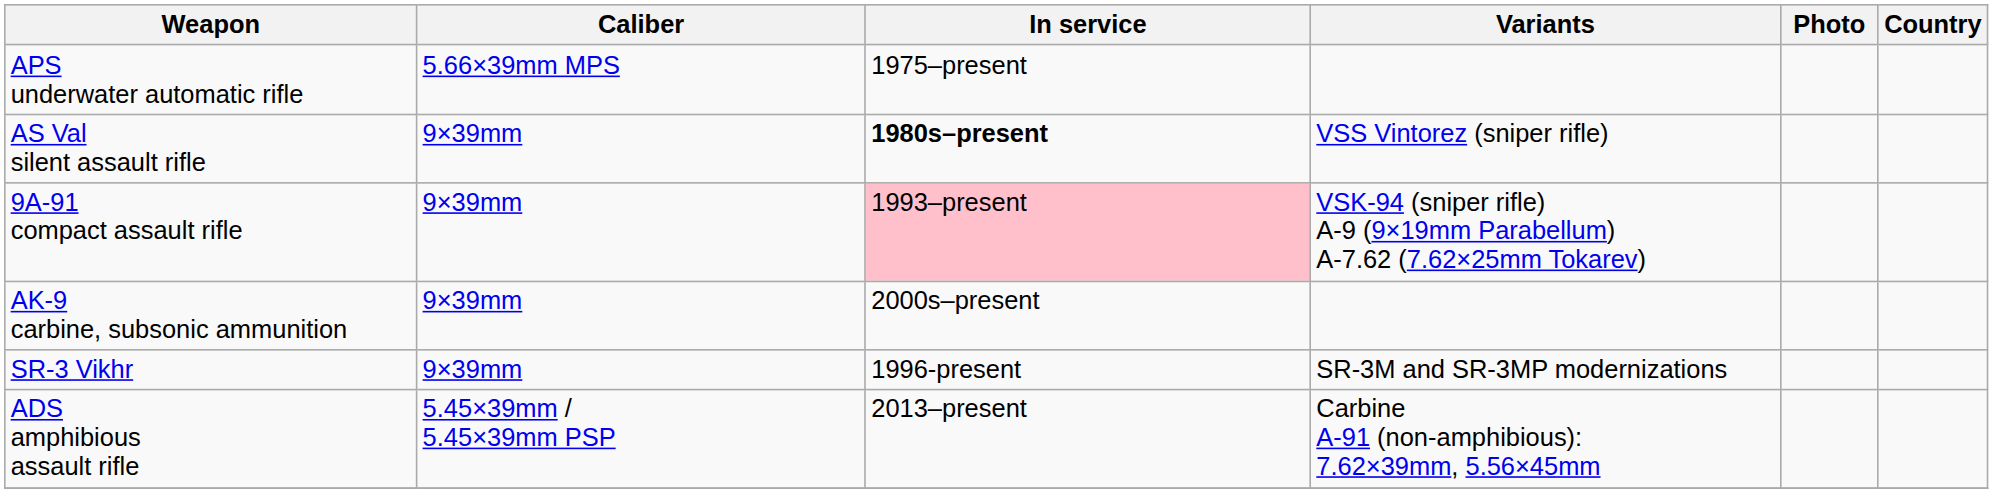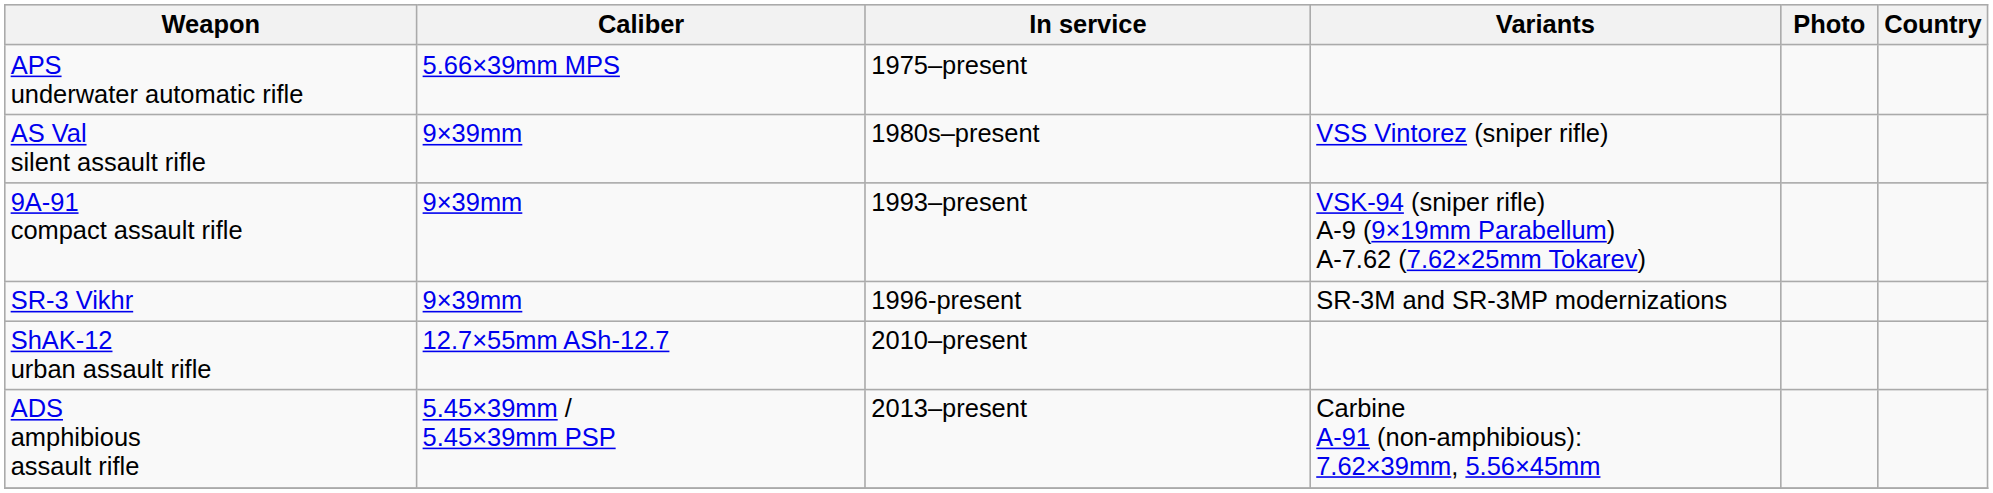(960, 133) bold -> (956, 133) normal
(949, 202) pink background -> (949, 202) no background
- row: (179, 314)
+ row: (111, 355)
